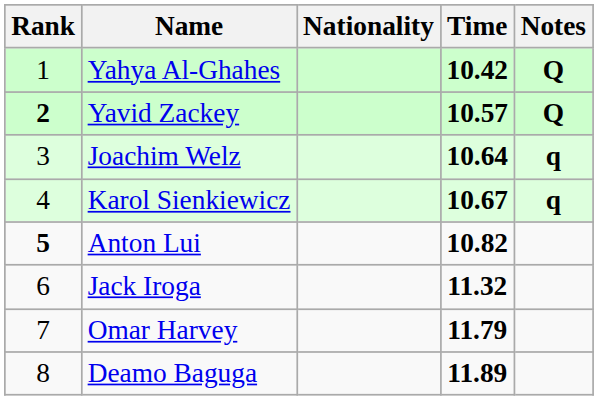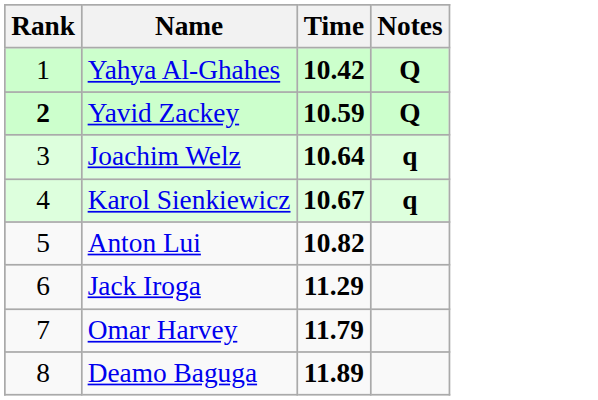- column: (368, 26)
(477, 112) 10.57 -> (334, 112) 10.59
(43, 243) bold -> (43, 243) normal
(477, 286) 11.32 -> (334, 286) 11.29
